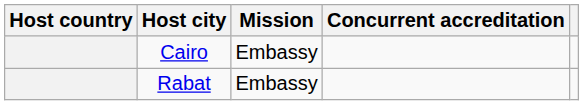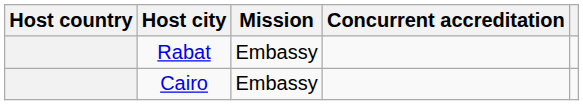rows swapped: (184, 52) <-> (184, 83)
